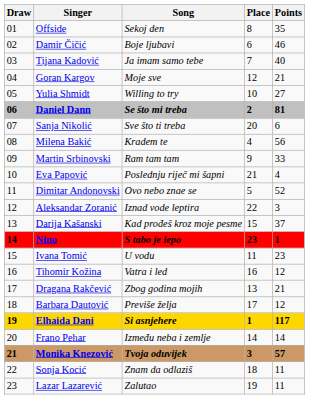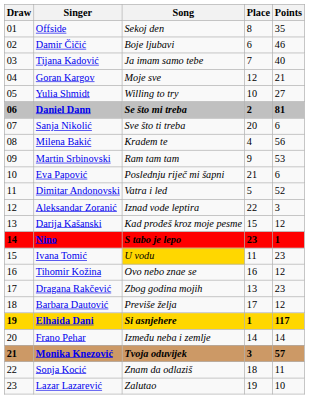(280, 158) 33 -> (280, 158) 53
(277, 175) 4 -> (277, 175) 6
(160, 191) Ovo nebo znae se -> (146, 191) Vatra i led
(280, 223) 37 -> (280, 223) 12
(139, 256) no background -> (139, 256) gold background
(146, 272) Vatra i led -> (160, 272) Ovo nebo znae se
(280, 288) 21 -> (280, 288) 23
(280, 386) 11 -> (280, 386) 10
